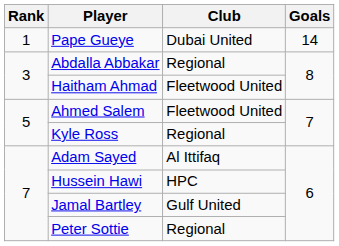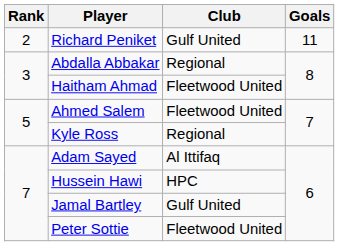- row: (93, 39)
+ row: (104, 39)
(196, 228) Regional -> (224, 228) Fleetwood United
